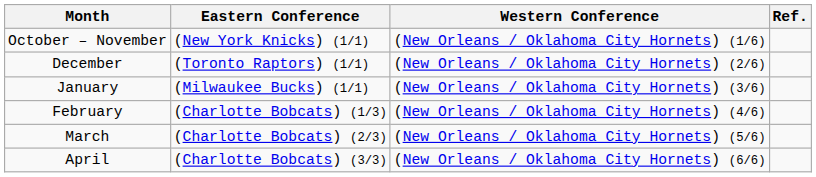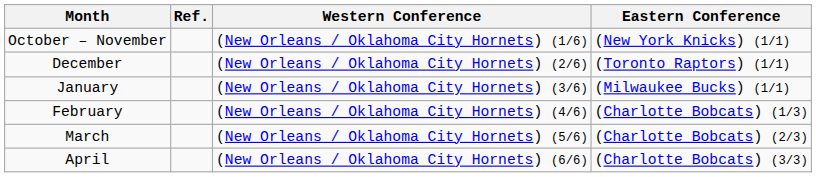columns swapped: (280, 17) <-> (790, 17)
